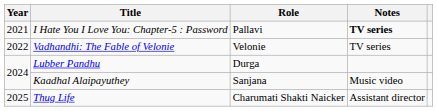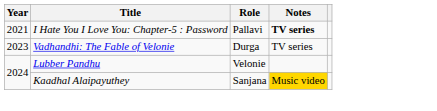(18, 47) 2022 -> (18, 47) 2023
(249, 47) Velonie -> (246, 47) Durga
(246, 64) Durga -> (249, 64) Velonie
(376, 81) no background -> (298, 81) gold background
- row: (54, 98)
